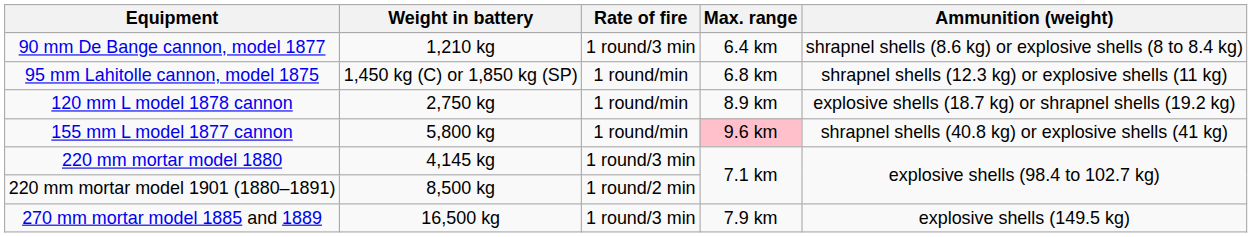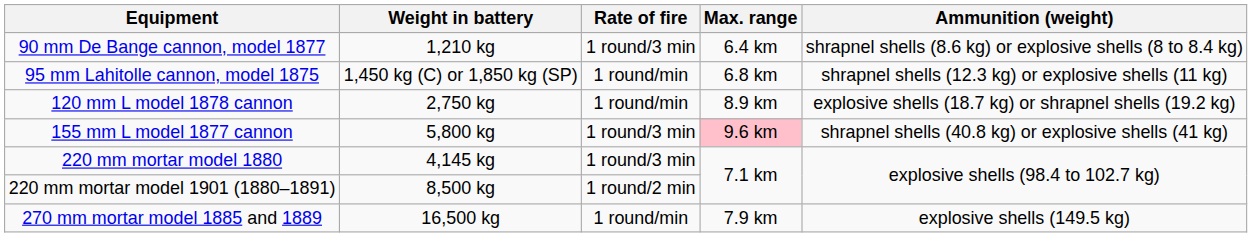(641, 132) 1 round/min -> (641, 132) 1 round/3 min
(641, 217) 1 round/3 min -> (641, 217) 1 round/min
